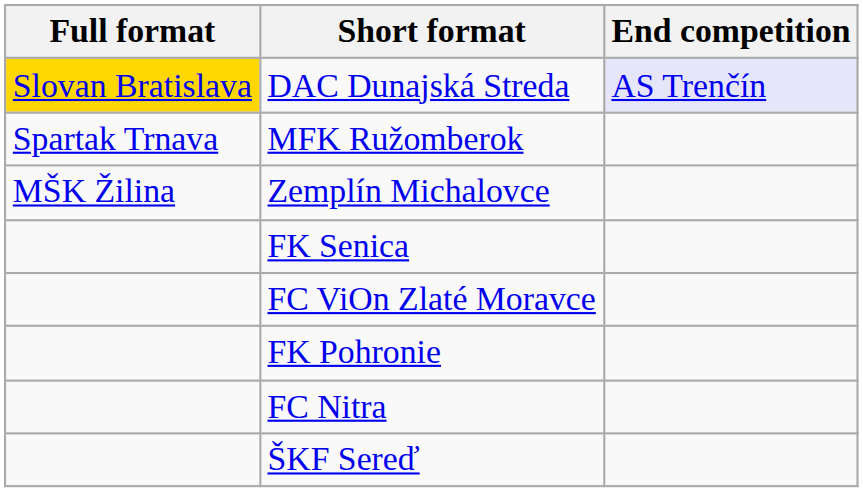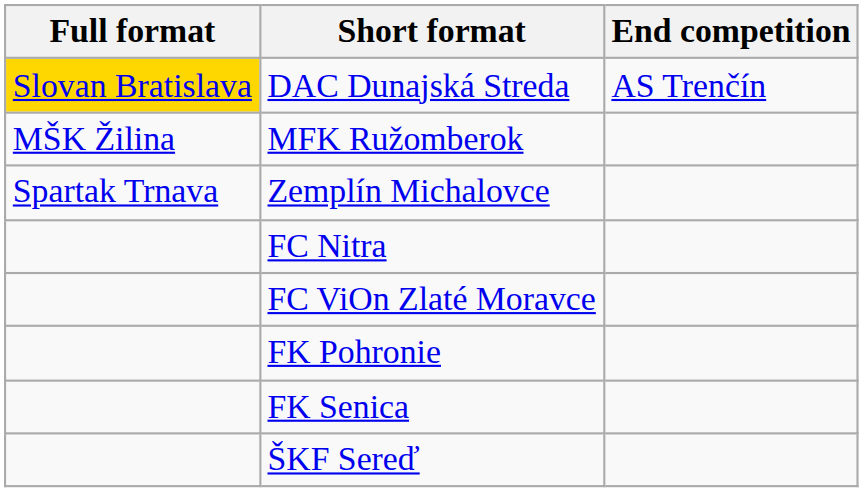(689, 84) lavender background -> (689, 84) no background
(116, 138) Spartak Trnava -> (94, 138) MŠK Žilina
(94, 191) MŠK Žilina -> (116, 191) Spartak Trnava
rows swapped: (338, 245) <-> (327, 406)
